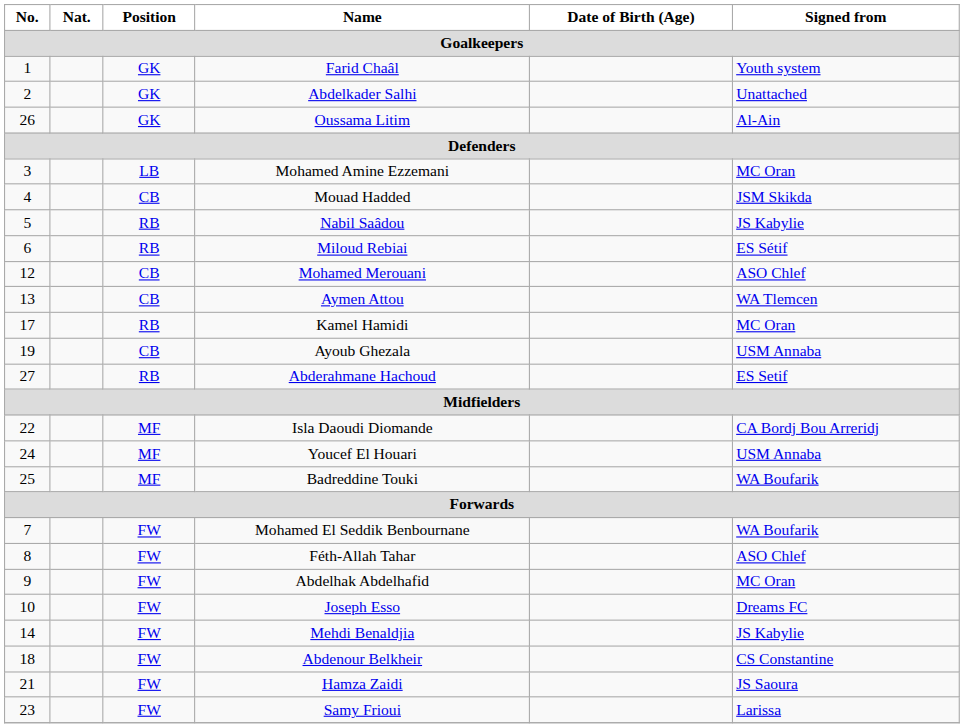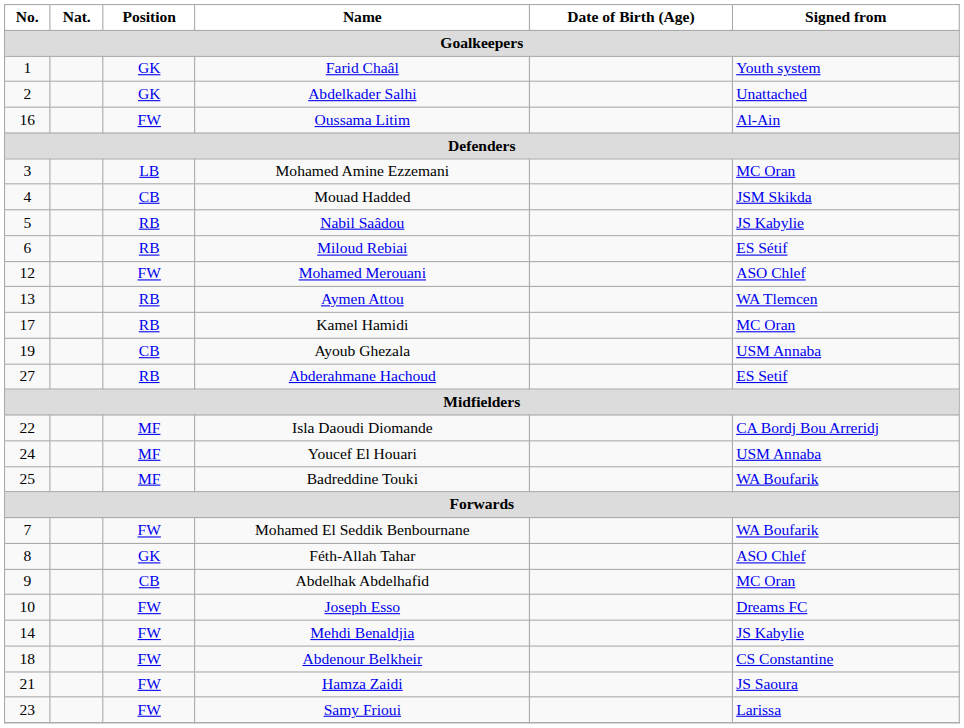(27, 120) 26 -> (27, 120) 16
(149, 120) GK -> (149, 120) FW
(149, 274) CB -> (149, 274) FW
(149, 299) CB -> (149, 299) RB
(149, 556) FW -> (149, 556) GK
(149, 582) FW -> (149, 582) CB
